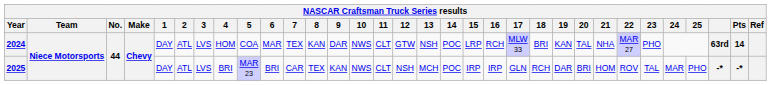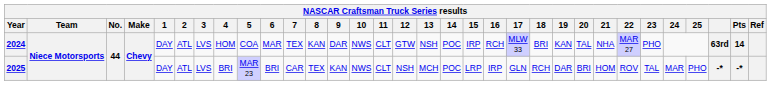(473, 44) LRP -> (473, 44) IRP
(473, 68) IRP -> (473, 68) LRP
